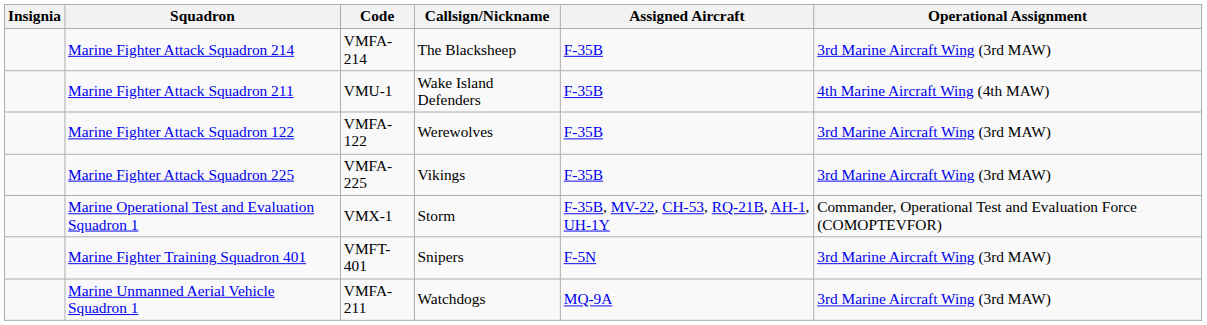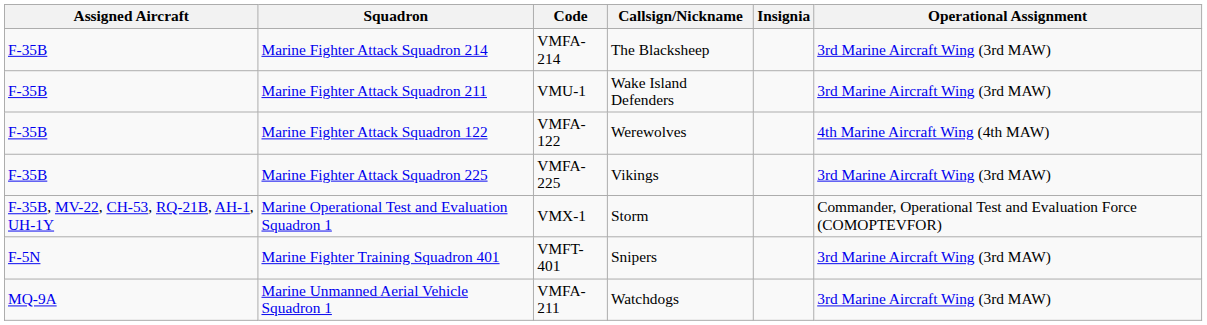columns swapped: (34, 16) <-> (687, 16)
(933, 91) 4th Marine Aircraft Wing (4th MAW) -> (934, 91) 3rd Marine Aircraft Wing (3rd MAW)
(934, 132) 3rd Marine Aircraft Wing (3rd MAW) -> (933, 132) 4th Marine Aircraft Wing (4th MAW)
